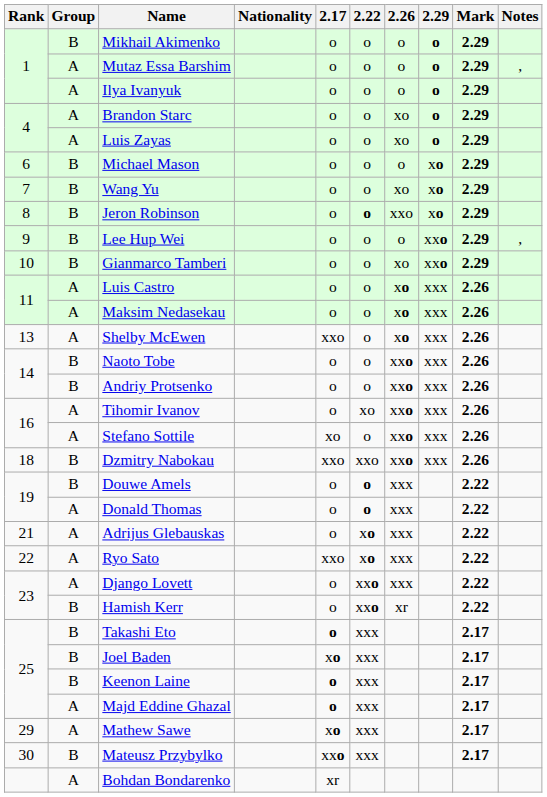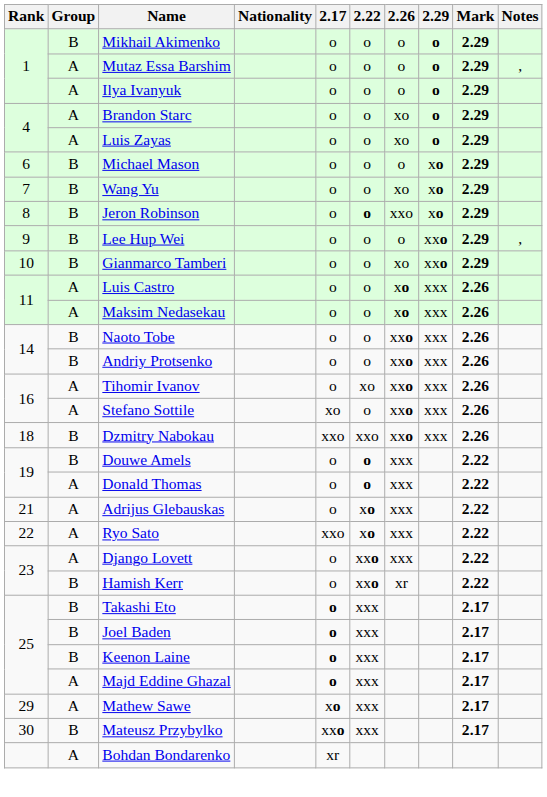- row: (154, 336)
(333, 656) xo -> (333, 632) o
